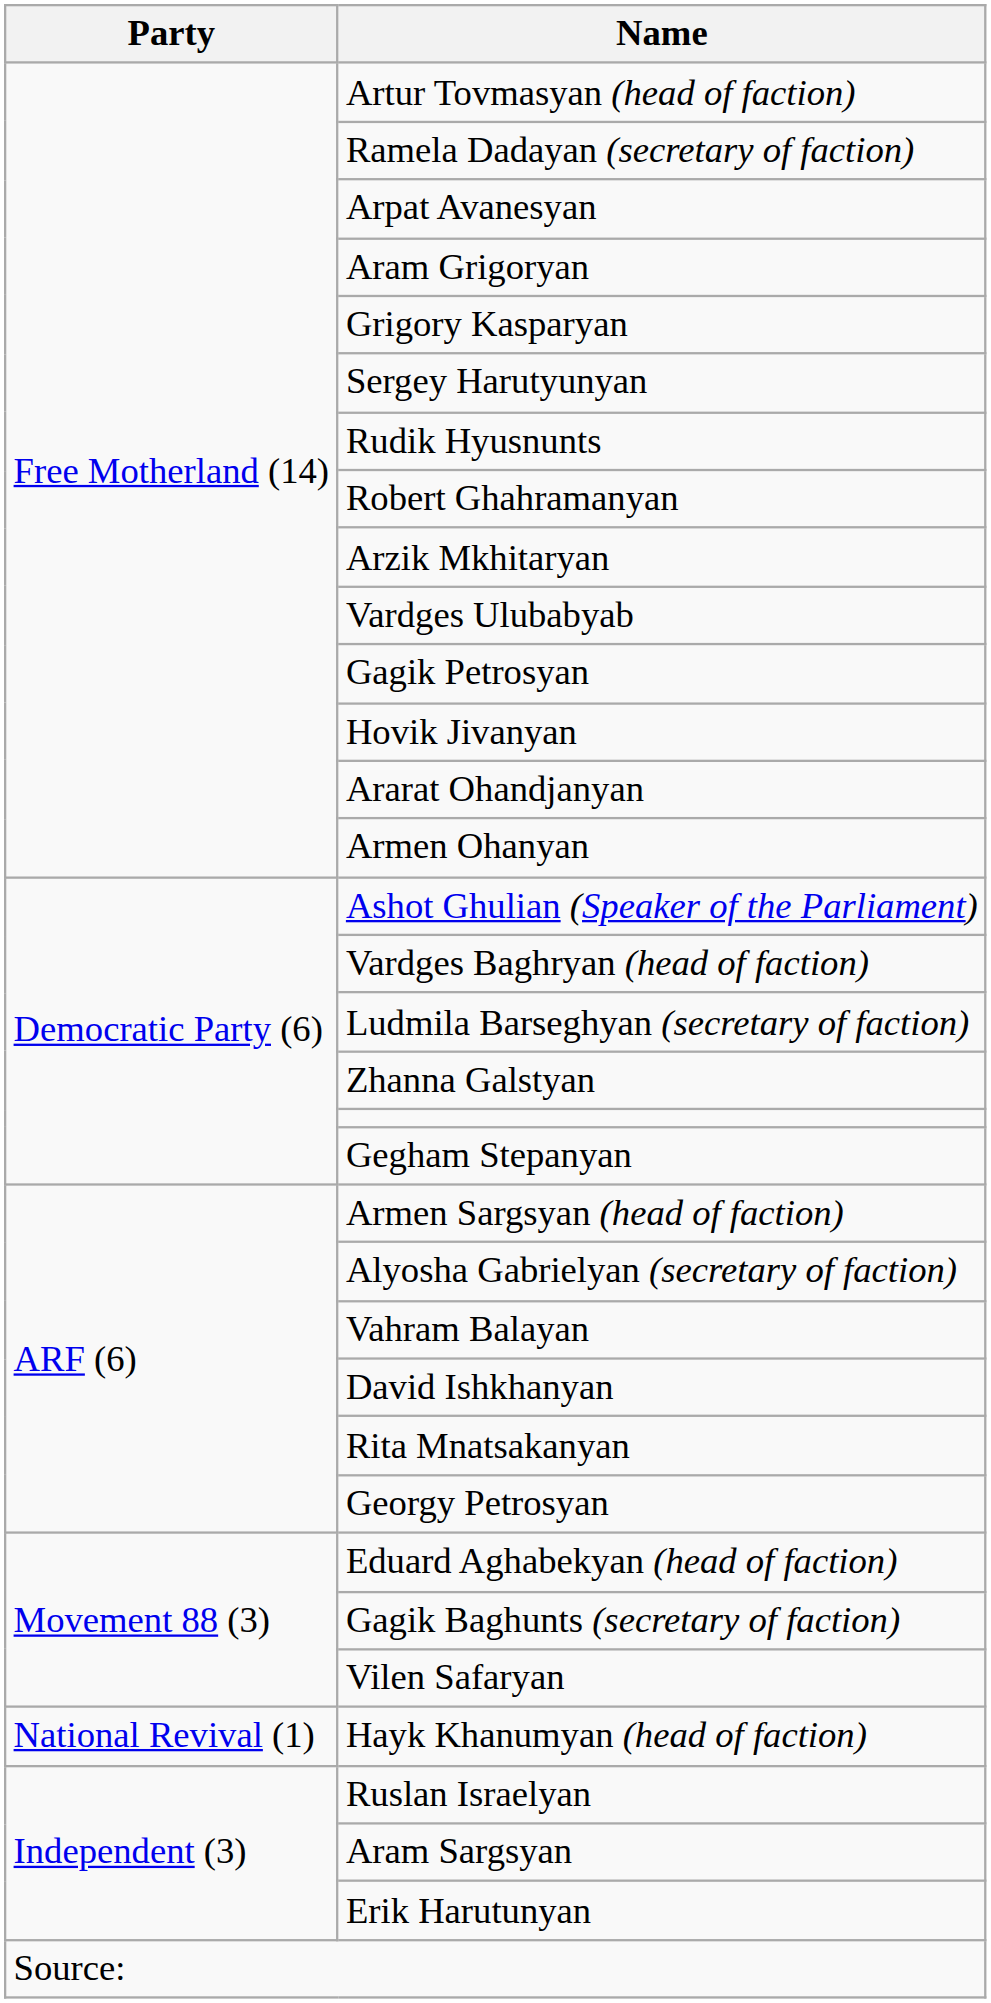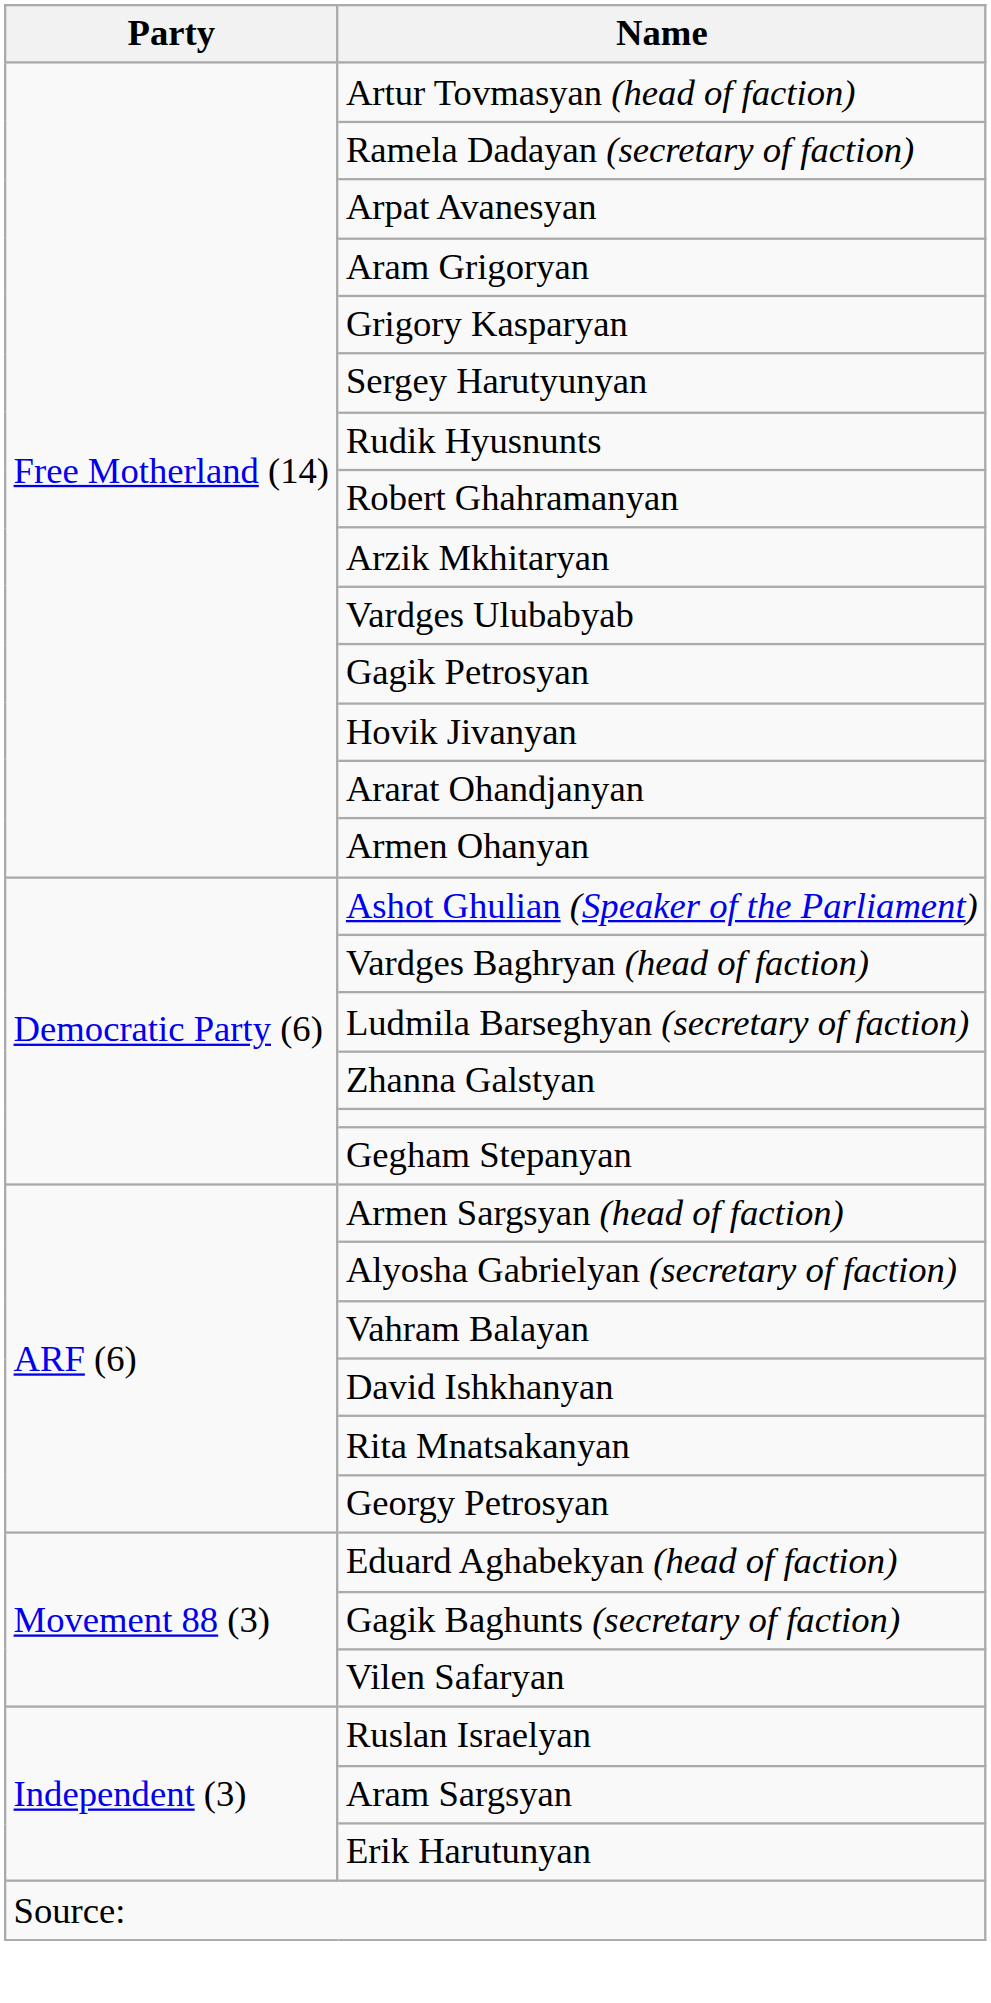- row: (606, 1735)
